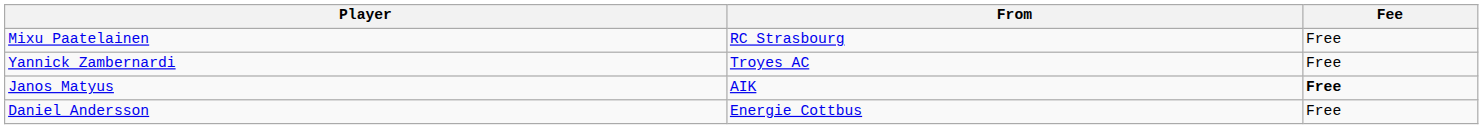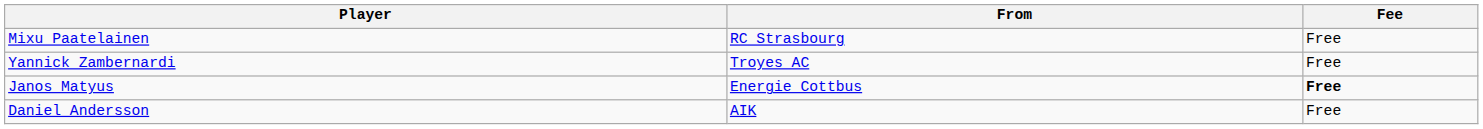(743, 88) AIK -> (796, 88) Energie Cottbus
(796, 112) Energie Cottbus -> (743, 112) AIK
